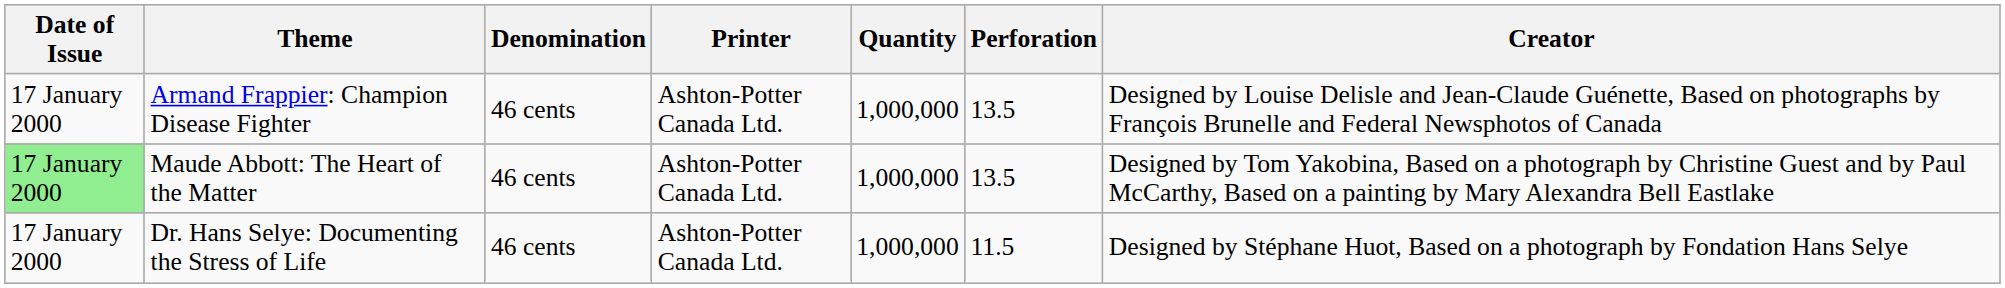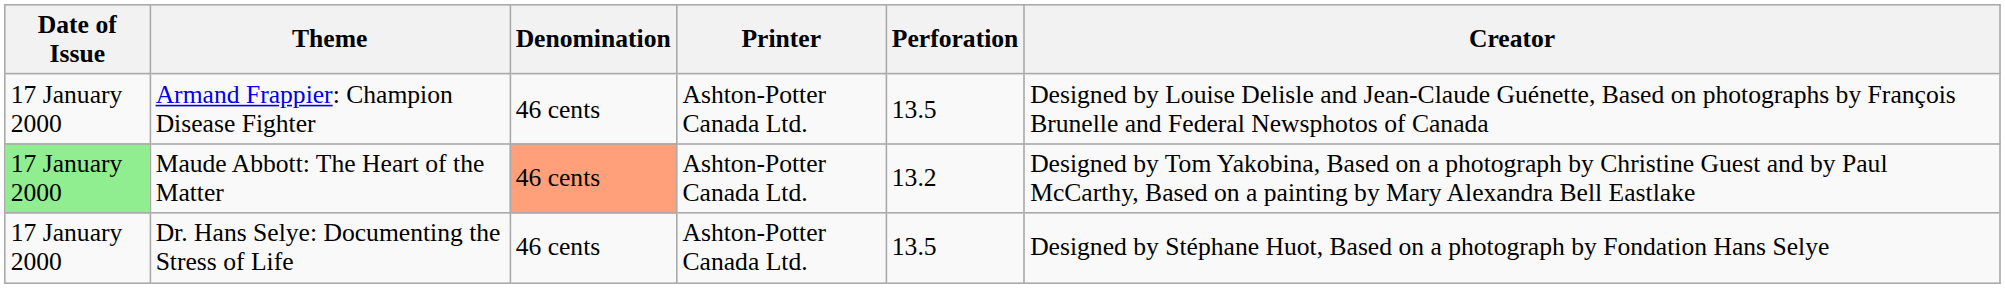- column: (908, 39)
(533, 178) no background -> (558, 178) lightsalmon background
(993, 178) 13.5 -> (914, 178) 13.2
(992, 247) 11.5 -> (914, 247) 13.5
